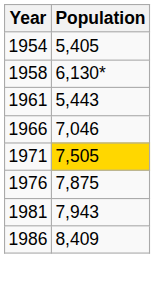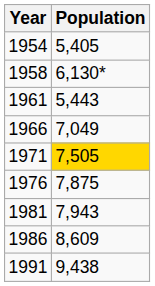(77, 128) 7,046 -> (77, 128) 7,049
(77, 239) 8,409 -> (77, 239) 8,609
+ row: (28, 267)
